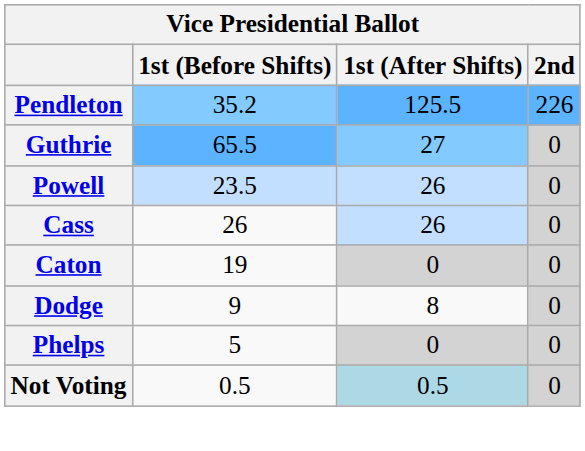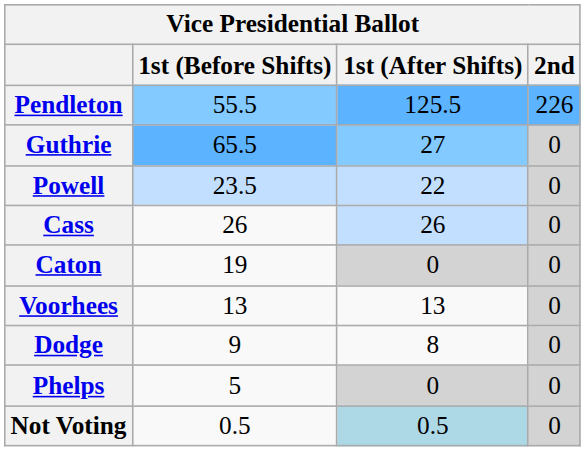(235, 104) 35.2 -> (235, 104) 55.5
(433, 184) 26 -> (433, 184) 22
+ row: (69, 305)
